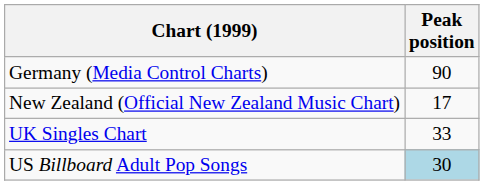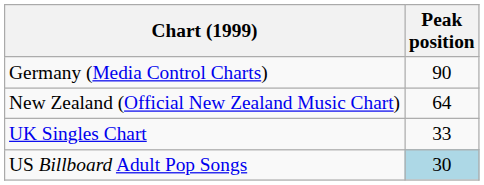(442, 103) 17 -> (442, 103) 64
